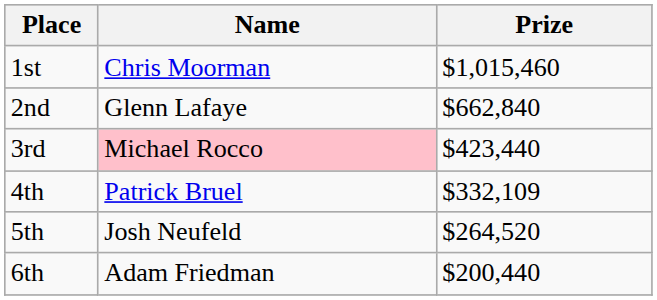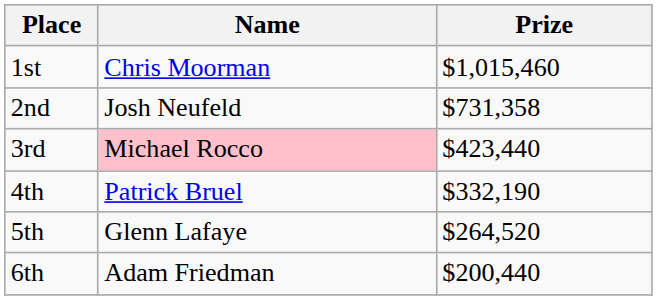(176, 107) Glenn Lafaye -> (173, 107) Josh Neufeld
(491, 107) $662,840 -> (491, 107) $731,358
(491, 190) $332,109 -> (491, 190) $332,190
(173, 231) Josh Neufeld -> (176, 231) Glenn Lafaye
